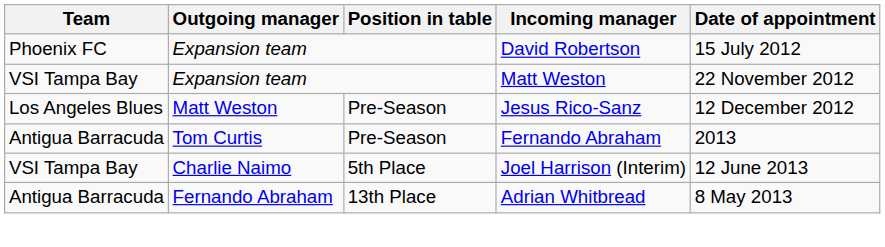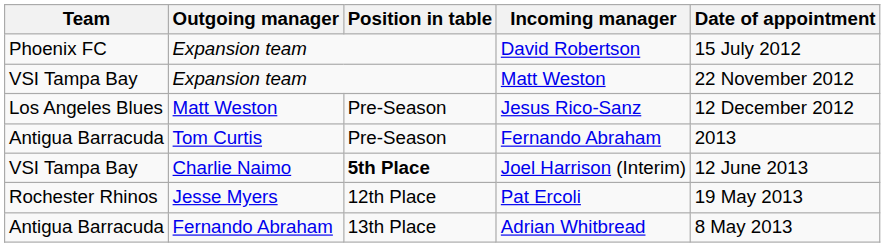(387, 167) normal -> (389, 167) bold
+ row: (541, 197)
